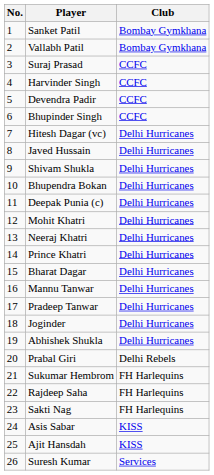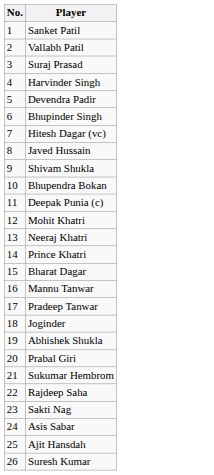- column: (163, 13)
